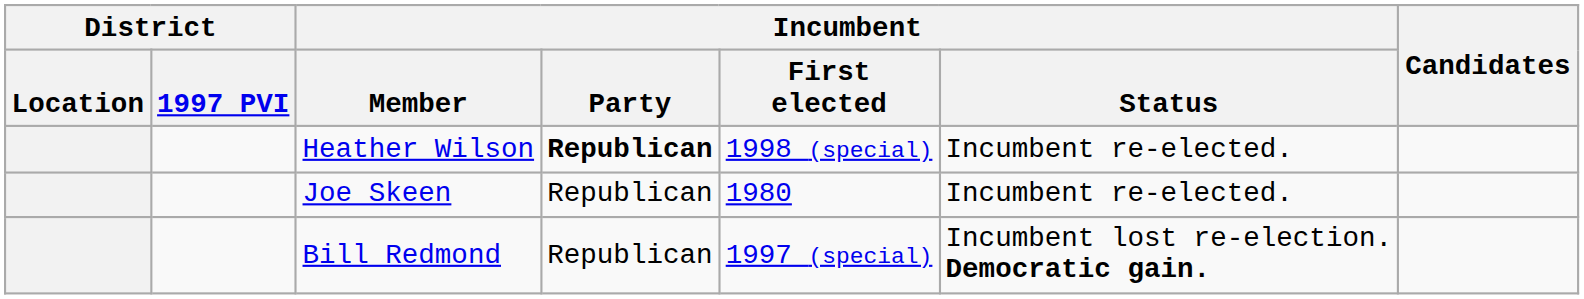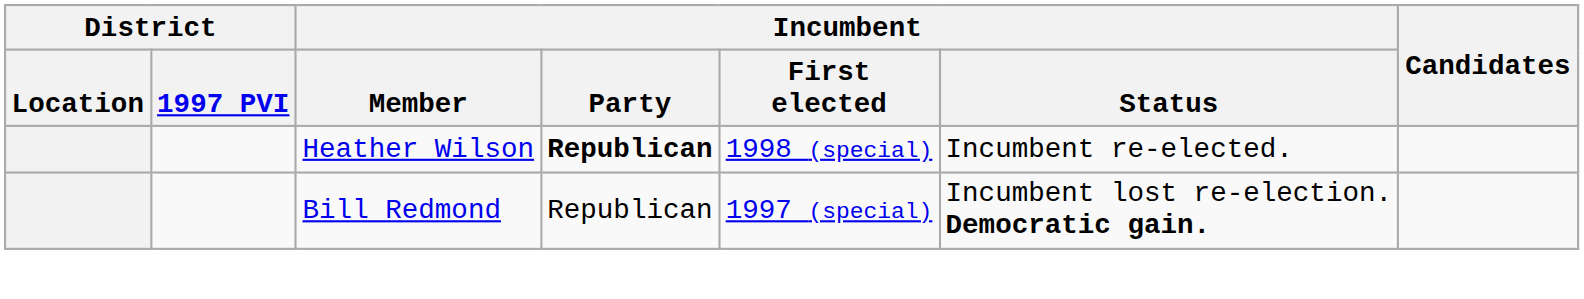- row: (377, 194)
